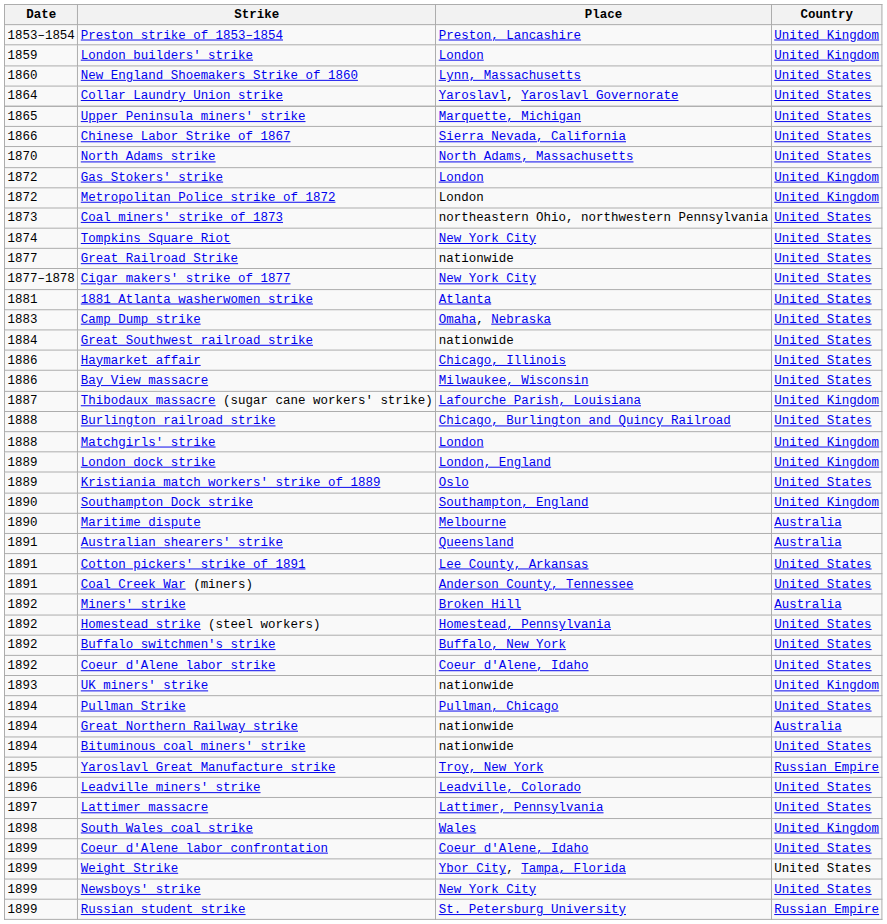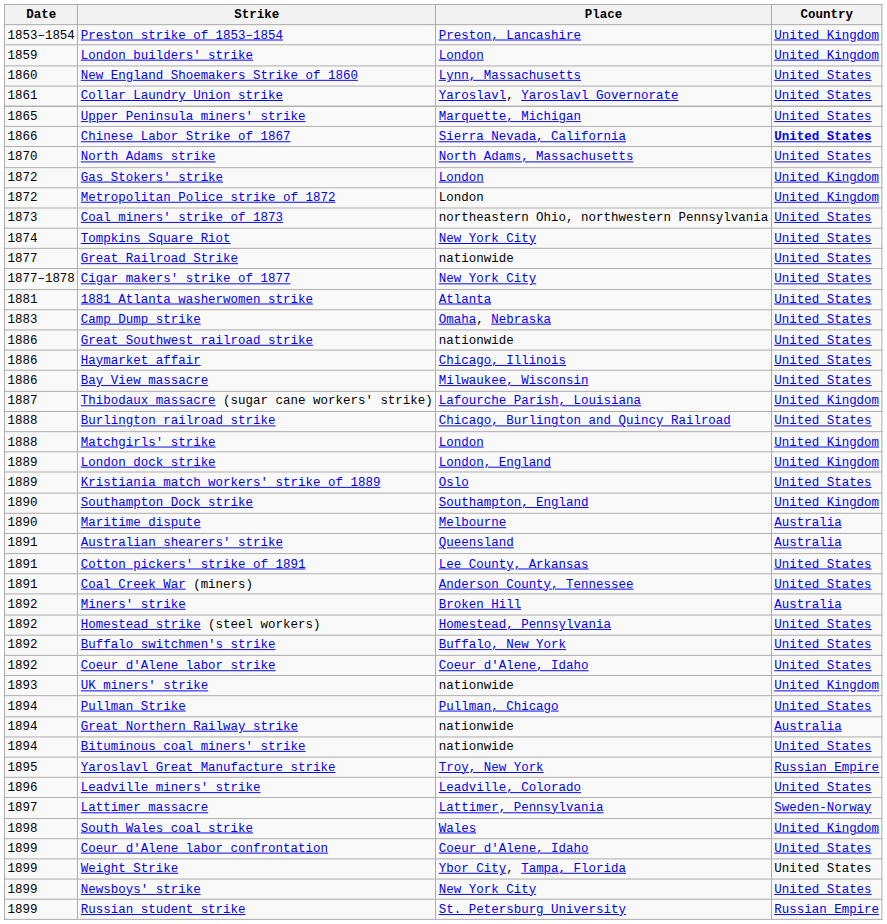(22, 96) 1864 -> (22, 96) 1861
(823, 137) normal -> (823, 137) bold
(22, 340) 1884 -> (22, 340) 1886
(823, 808) United States -> (823, 808) Sweden-Norway
